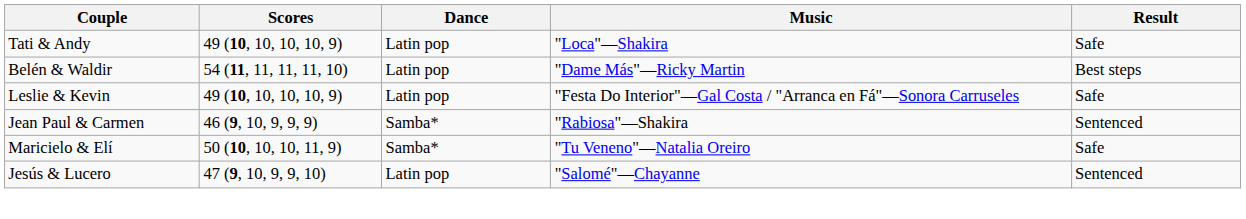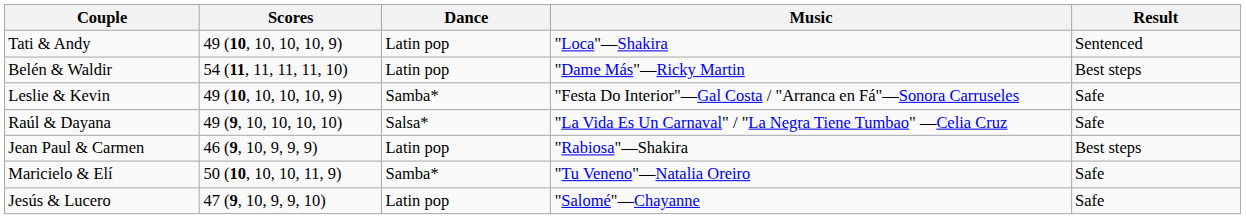(1090, 43) Safe -> (1109, 43) Sentenced
(417, 95) Latin pop -> (412, 95) Samba*
+ row: (60, 122)
(412, 122) Samba* -> (417, 148) Latin pop
(1109, 122) Sentenced -> (1108, 148) Best steps
(1109, 174) Sentenced -> (1090, 200) Safe
